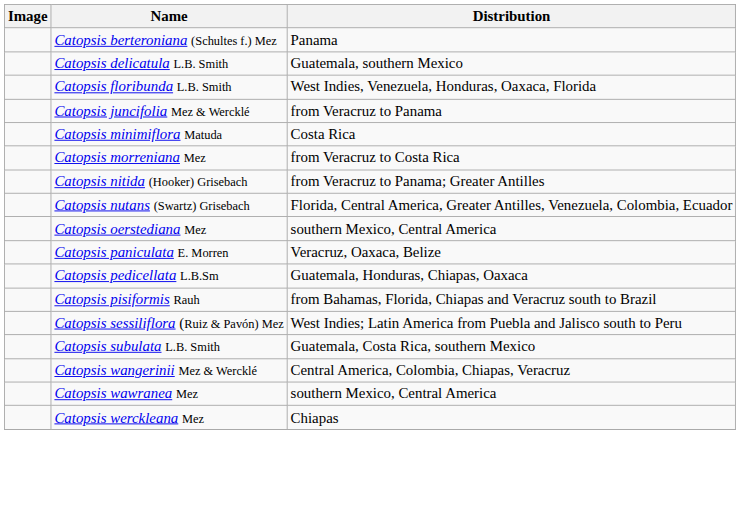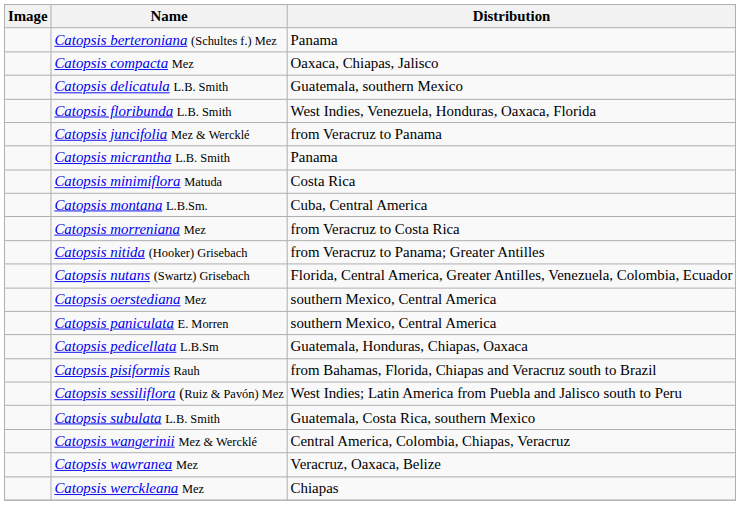+ row: (124, 63)
+ row: (142, 157)
+ row: (131, 205)
(366, 252) Veracruz, Oaxaca, Belize -> (393, 323) southern Mexico, Central America
(393, 393) southern Mexico, Central America -> (366, 464) Veracruz, Oaxaca, Belize
